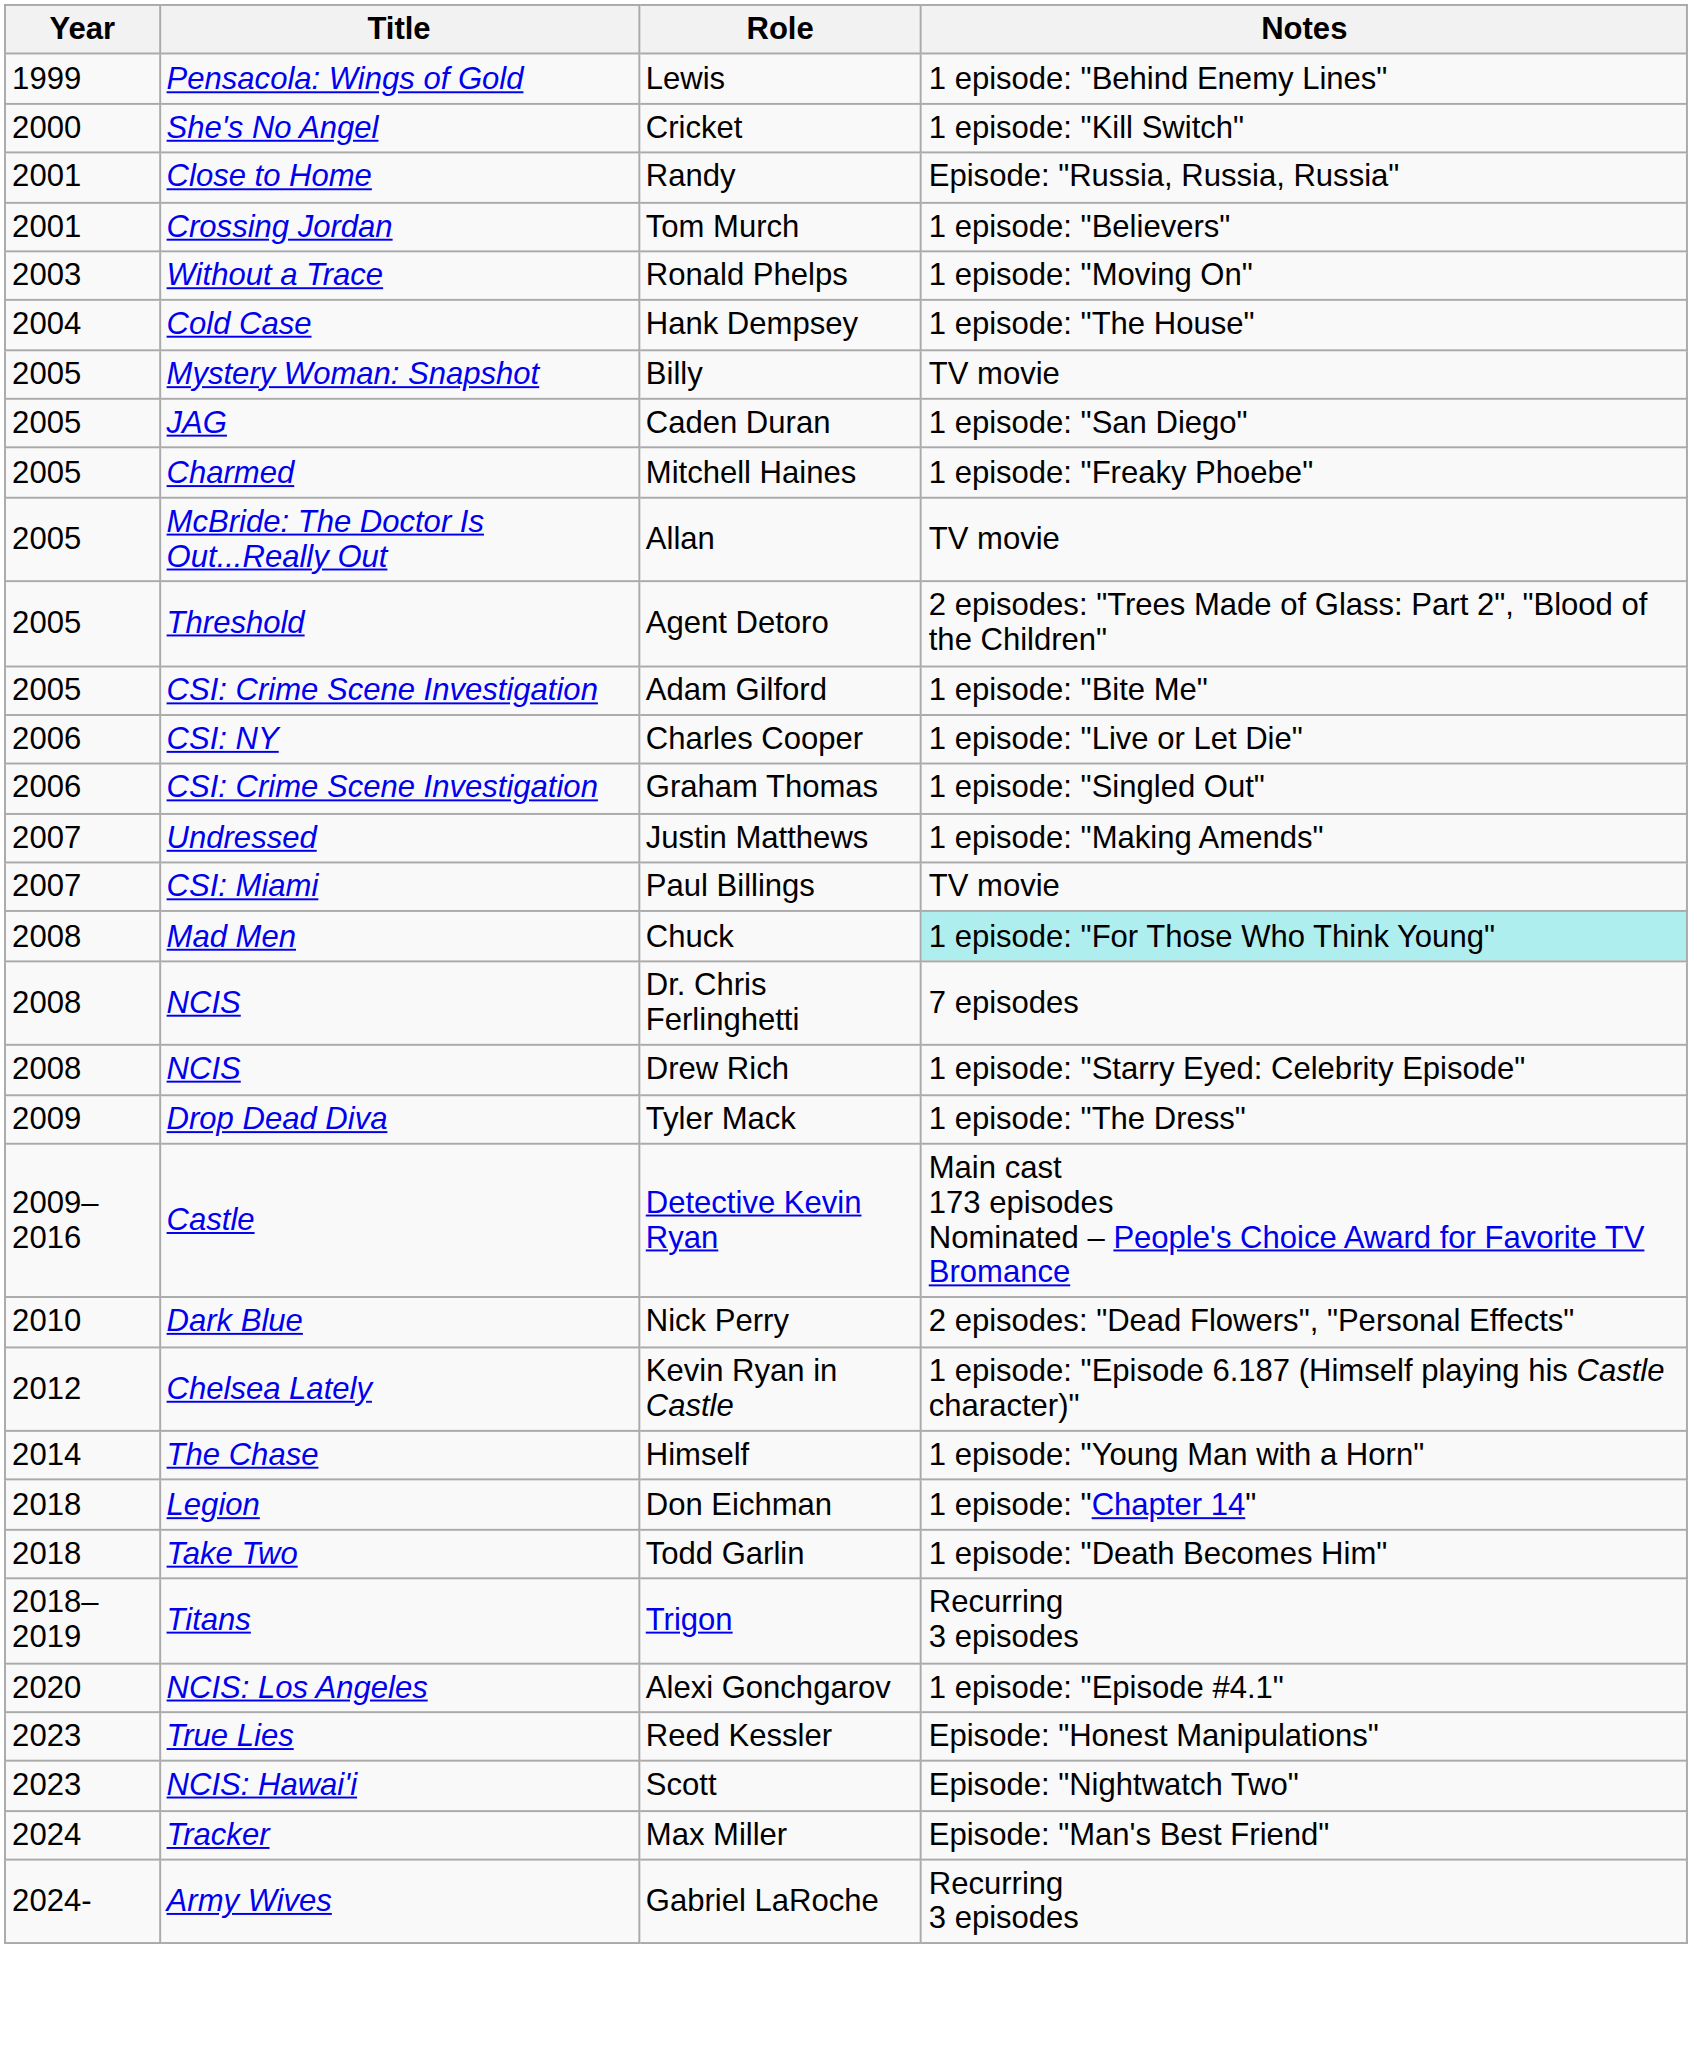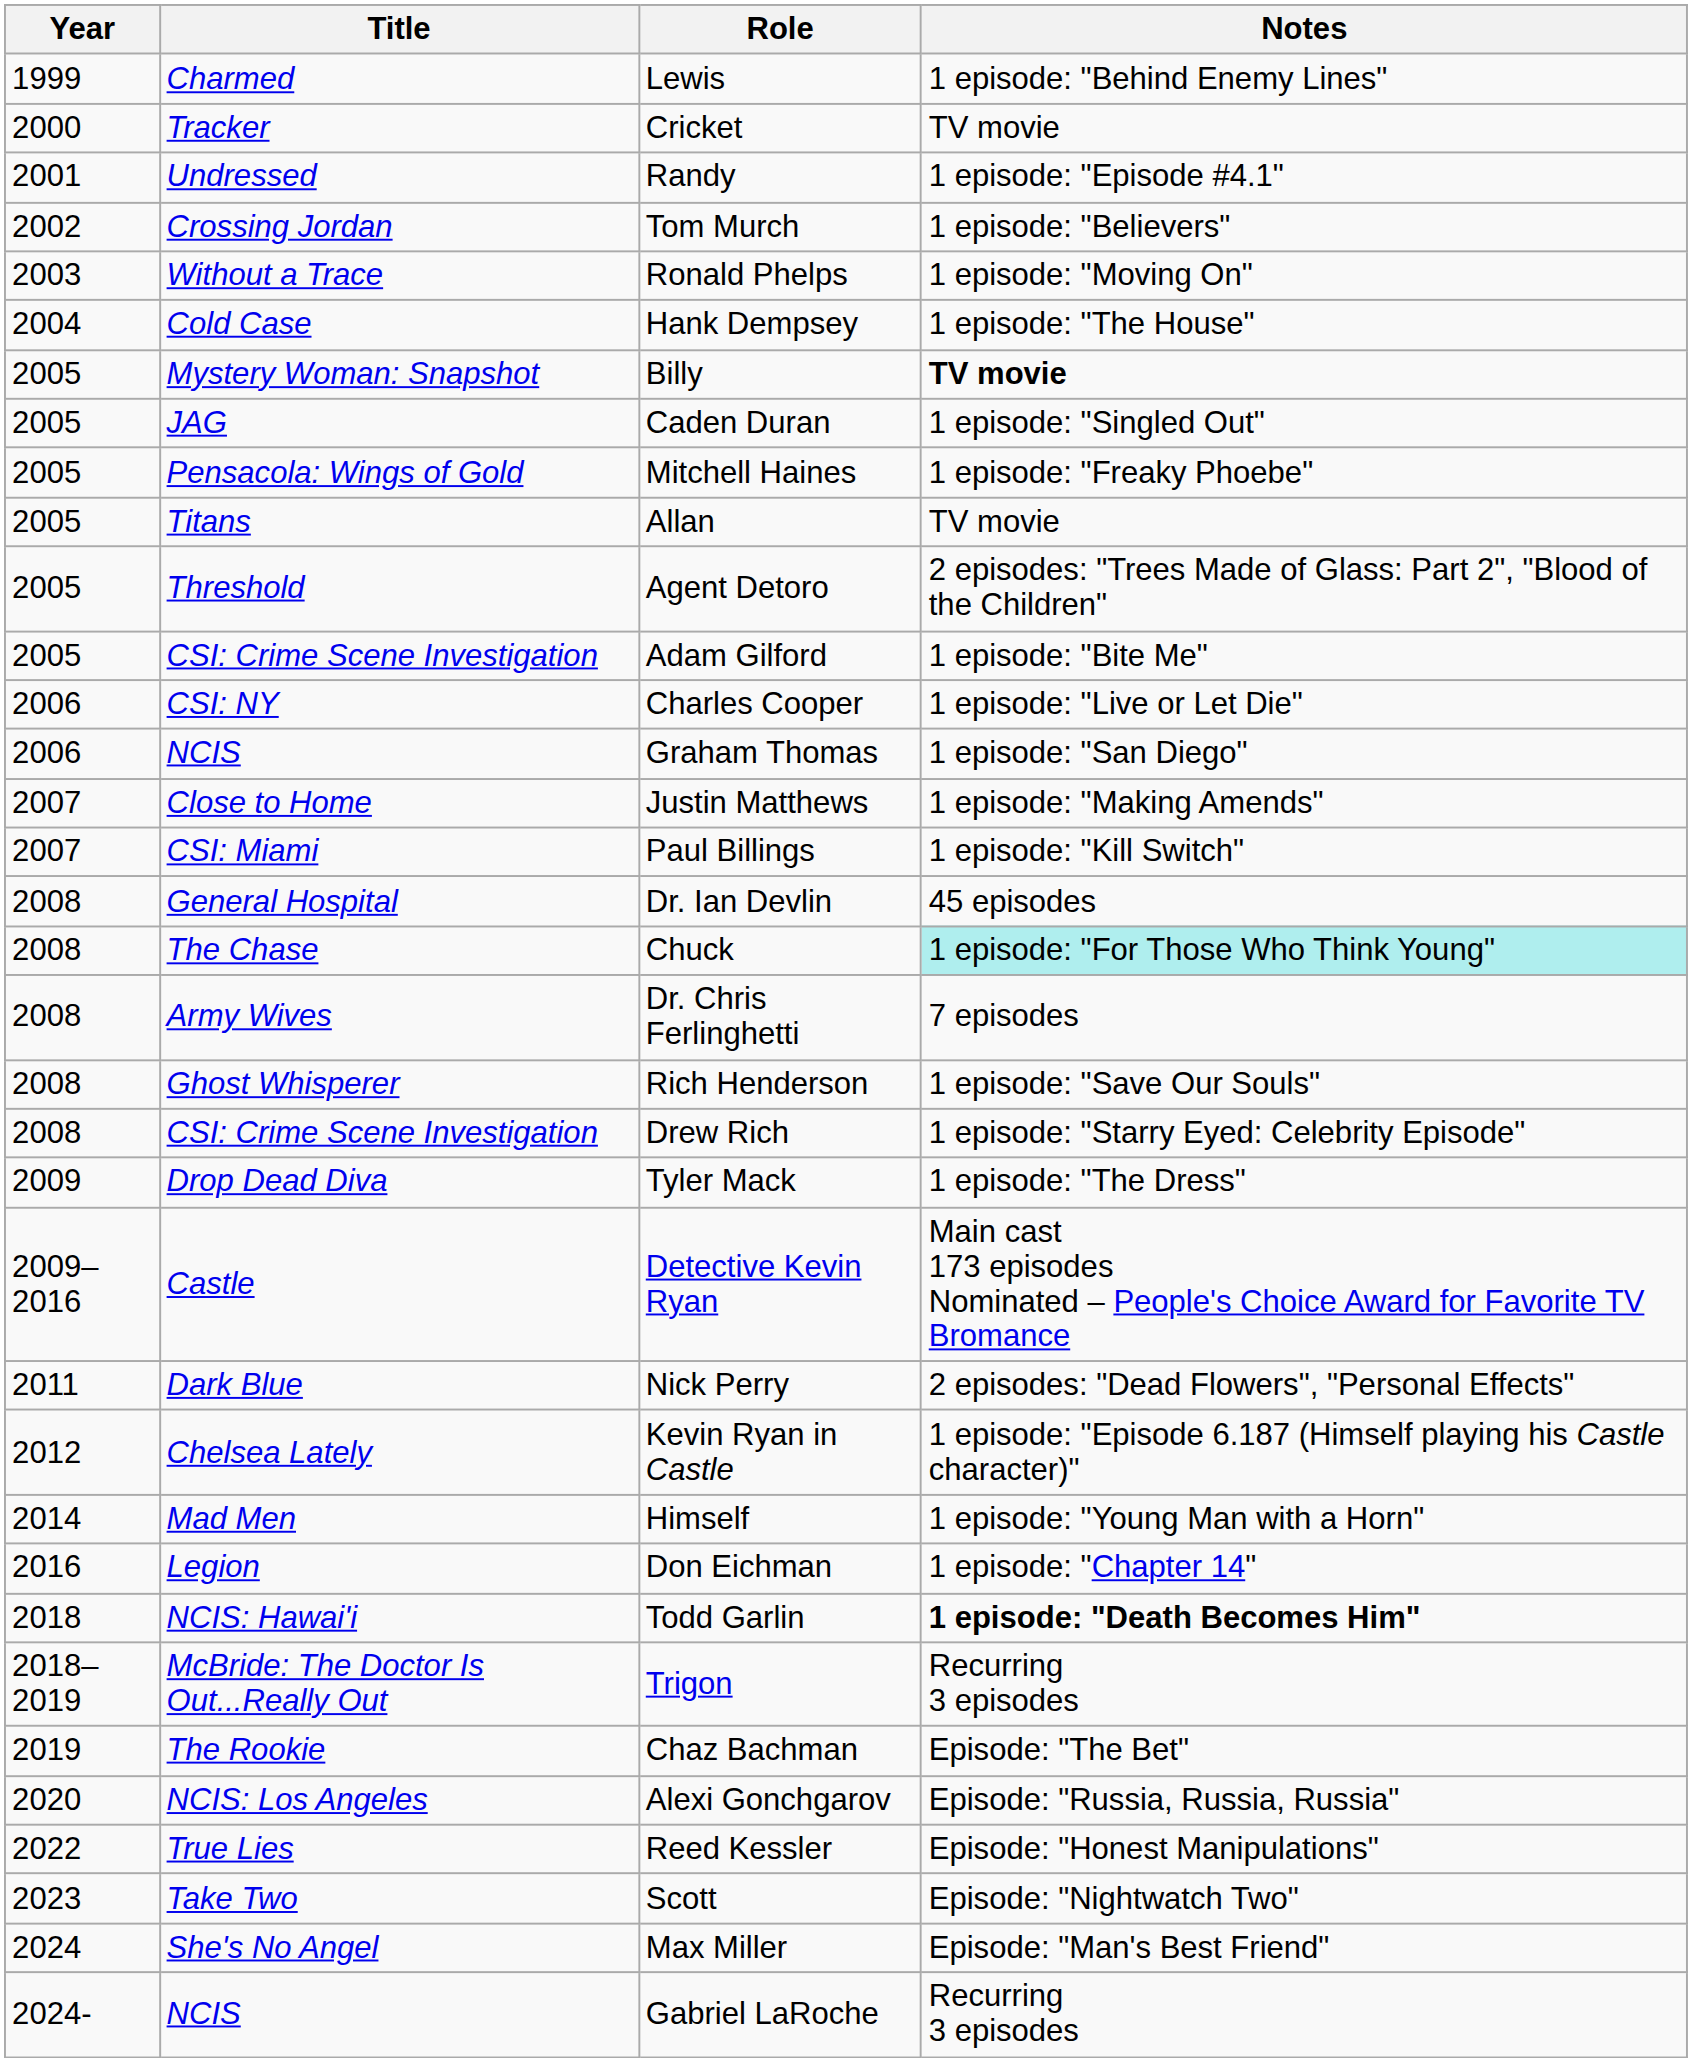(345, 78) Pensacola: Wings of Gold -> (230, 78) Charmed
(273, 127) She's No Angel -> (218, 127) Tracker
(1086, 127) 1 episode: "Kill Switch" -> (994, 127) TV movie
(269, 176) Close to Home -> (242, 176) Undressed
(1164, 176) Episode: "Russia, Russia, Russia" -> (1106, 176) 1 episode: "Episode #4.1"
(47, 226) 2001 -> (47, 226) 2002
(994, 373) normal -> (998, 373) bold
(1088, 422) 1 episode: "San Diego" -> (1097, 422) 1 episode: "Singled Out"
(230, 472) Charmed -> (345, 472) Pensacola: Wings of Gold
(325, 538) McBride: The Doctor Is Out...Really Out -> (209, 521) Titans
(382, 788) CSI: Crime Scene Investigation -> (204, 753) NCIS
(1097, 788) 1 episode: "Singled Out" -> (1088, 753) 1 episode: "San Diego"
(242, 837) Undressed -> (269, 802) Close to Home
(994, 886) TV movie -> (1086, 851) 1 episode: "Kill Switch"
+ row: (739, 900)
(231, 935) Mad Men -> (243, 950) The Chase
(204, 1002) NCIS -> (249, 1016) Army Wives
+ row: (757, 1083)
(204, 1069) NCIS -> (382, 1132) CSI: Crime Scene Investigation
(47, 1321) 2010 -> (45, 1385) 2011
(243, 1455) The Chase -> (231, 1518) Mad Men
(47, 1504) 2018 -> (47, 1567) 2016
(232, 1553) Take Two -> (262, 1617) NCIS: Hawai'i
(1158, 1553) normal -> (1175, 1617) bold
(209, 1620) Titans -> (325, 1683) McBride: The Doctor Is Out...Really Out
+ row: (752, 1750)
(1106, 1686) 1 episode: "Episode #4.1" -> (1164, 1799) Episode: "Russia, Russia, Russia"
(47, 1736) 2023 -> (47, 1848) 2022
(262, 1785) NCIS: Hawai'i -> (232, 1898) Take Two
(218, 1834) Tracker -> (273, 1947) She's No Angel
(249, 1901) Army Wives -> (204, 2013) NCIS
